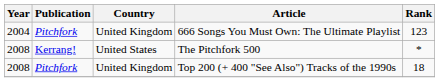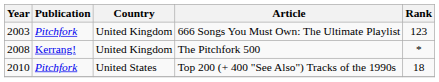(18, 31) 2004 -> (18, 31) 2003
(126, 49) United States -> (134, 49) United Kingdom
(18, 67) 2008 -> (18, 67) 2010
(134, 67) United Kingdom -> (126, 67) United States
